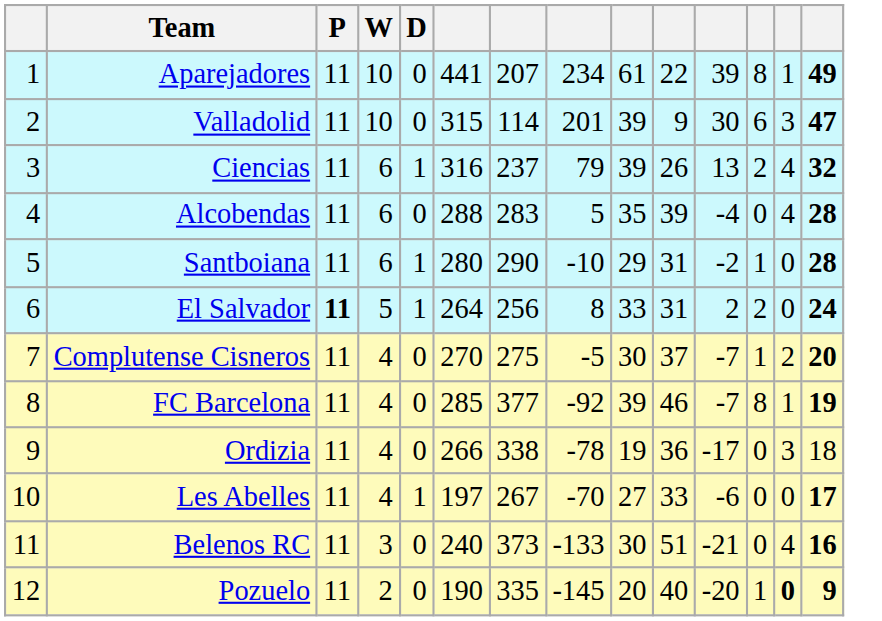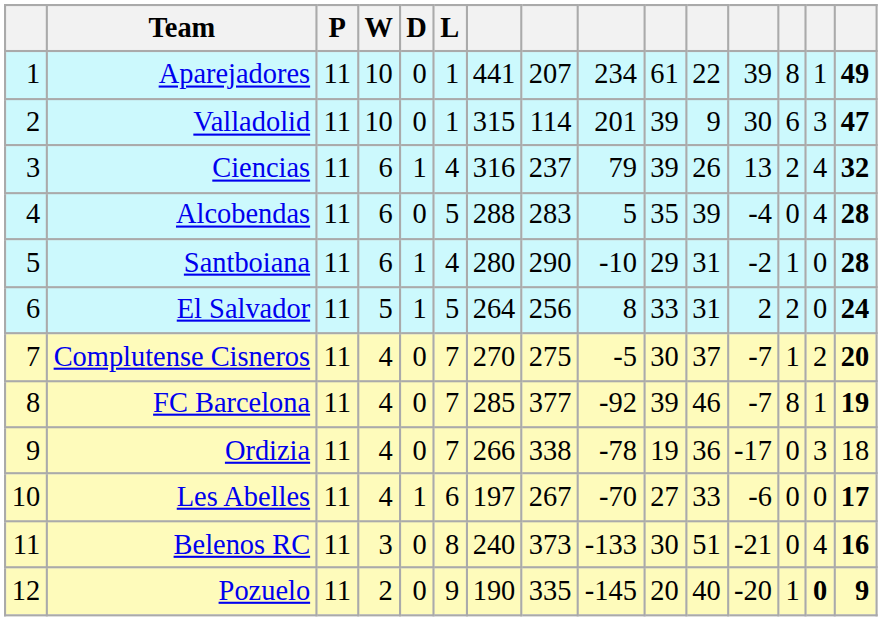+ column: (450, 27)
(338, 308) bold -> (337, 308) normal
